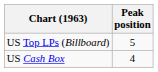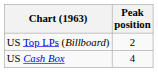(133, 42) 5 -> (133, 42) 2
